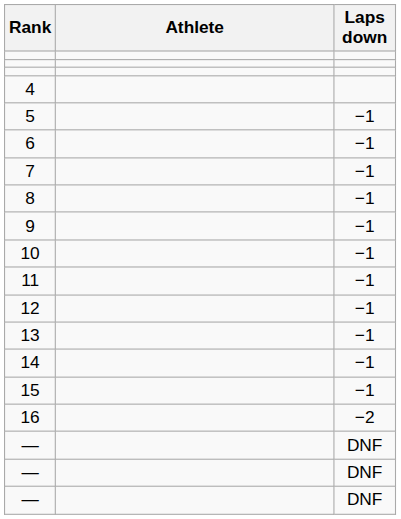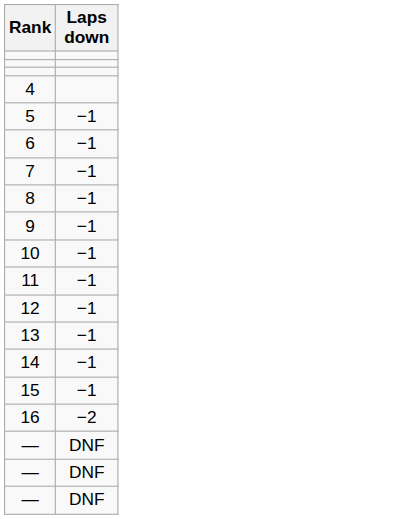- column: (195, 27)
